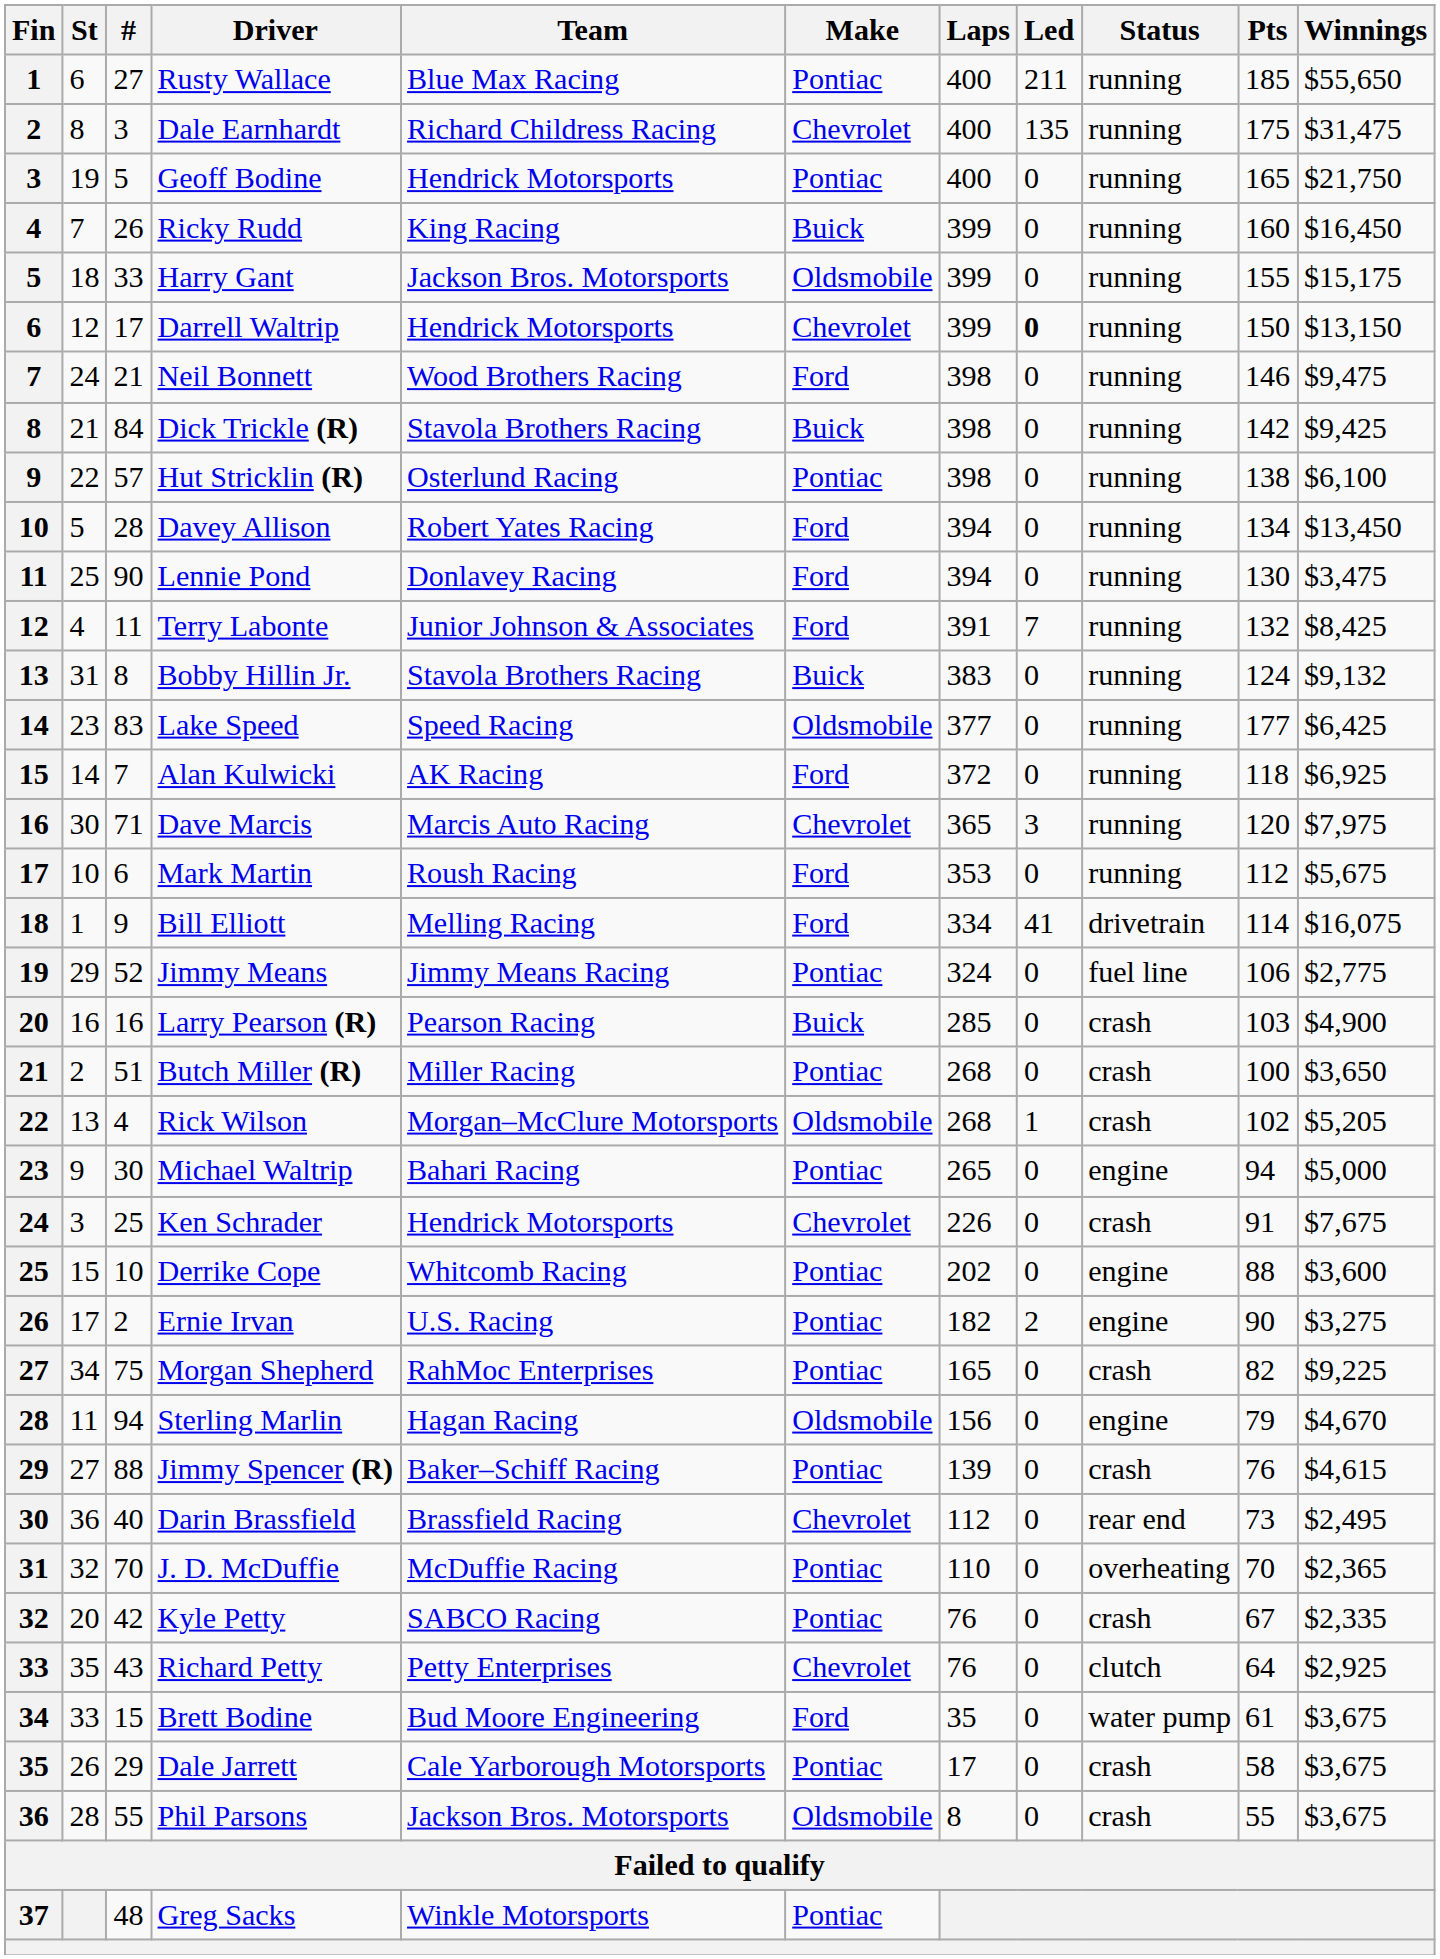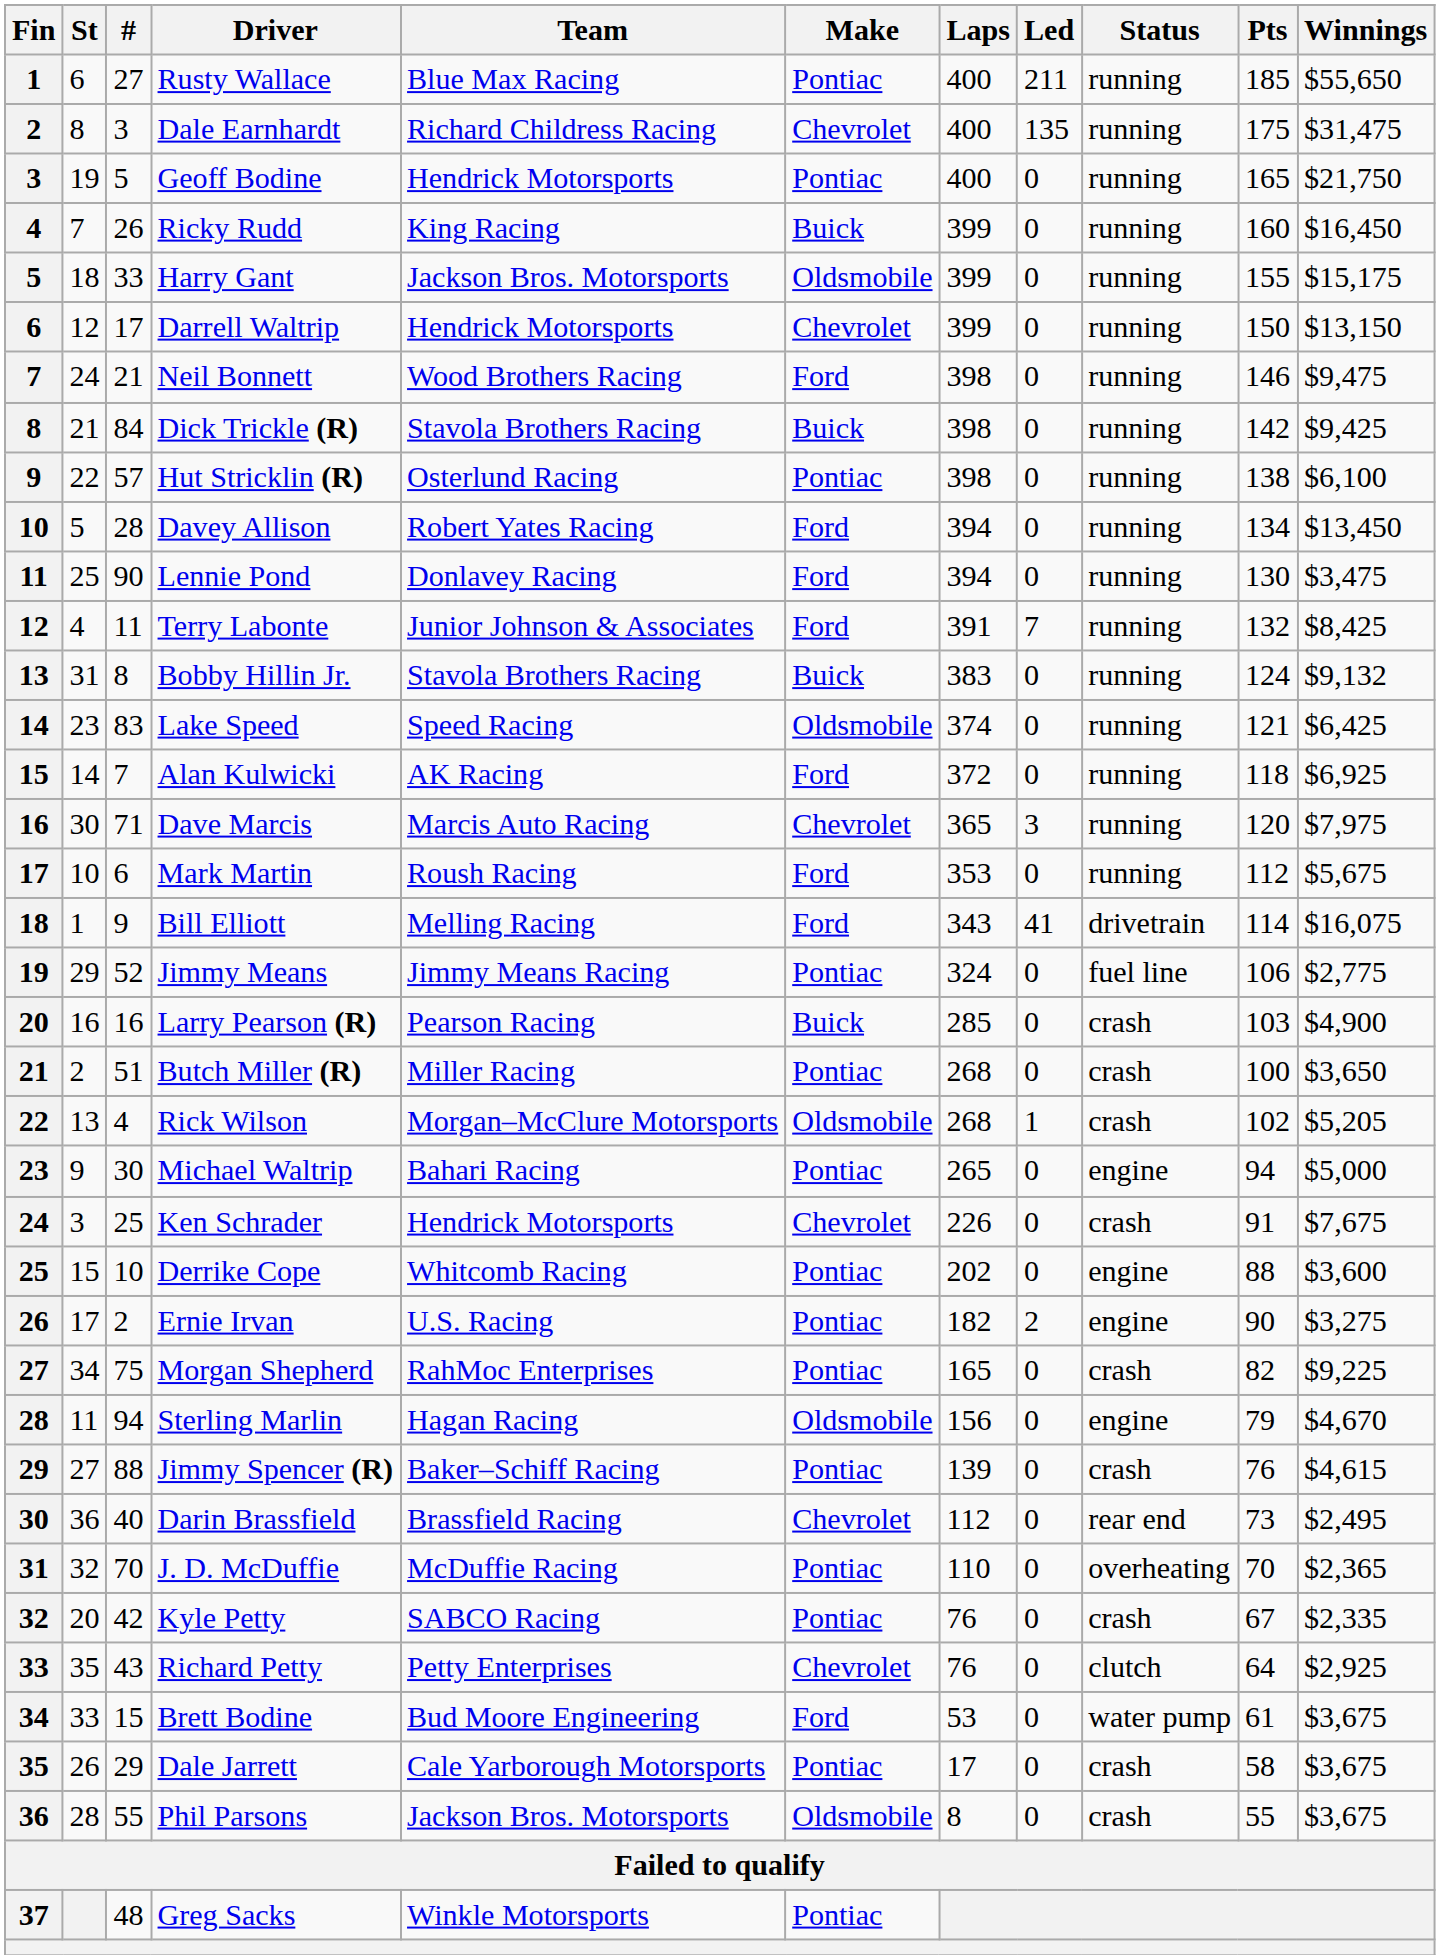(1032, 327) bold -> (1032, 327) normal
(969, 724) 377 -> (969, 724) 374
(1268, 724) 177 -> (1268, 724) 121
(969, 922) 334 -> (969, 922) 343
(962, 1716) 35 -> (962, 1716) 53
